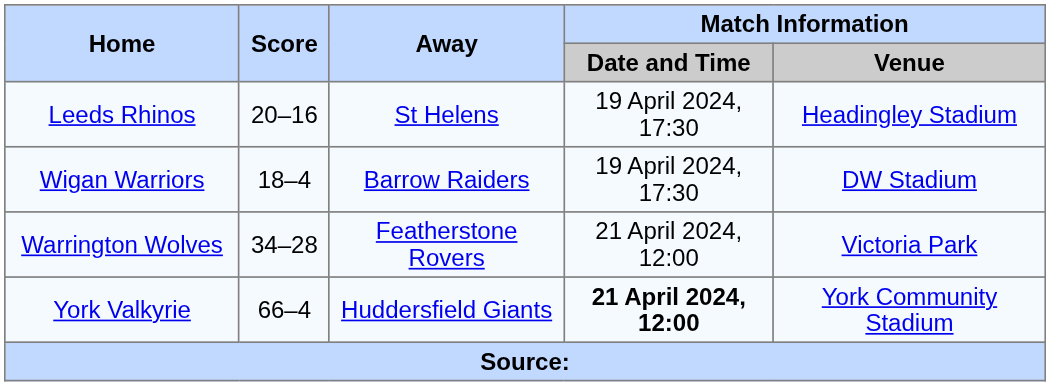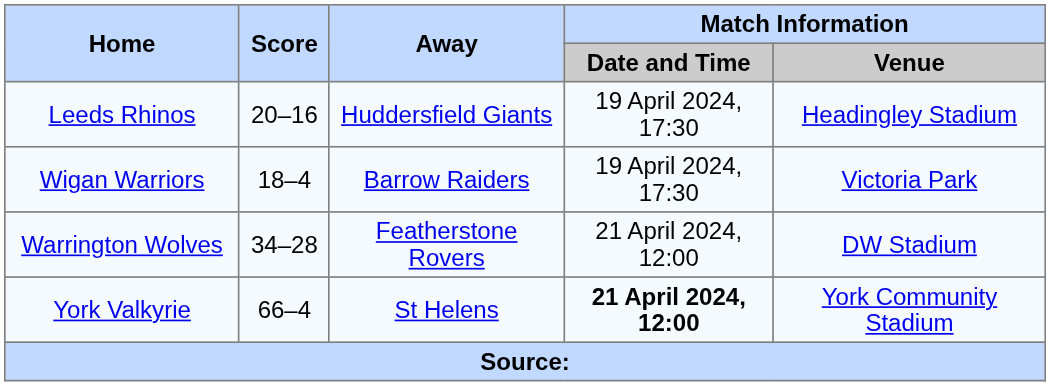(447, 114) St Helens -> (447, 114) Huddersfield Giants
(909, 179) DW Stadium -> (909, 179) Victoria Park
(909, 244) Victoria Park -> (909, 244) DW Stadium
(447, 310) Huddersfield Giants -> (447, 310) St Helens
